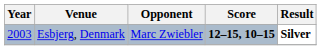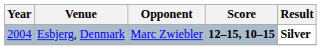(19, 34) 2003 -> (19, 34) 2004
